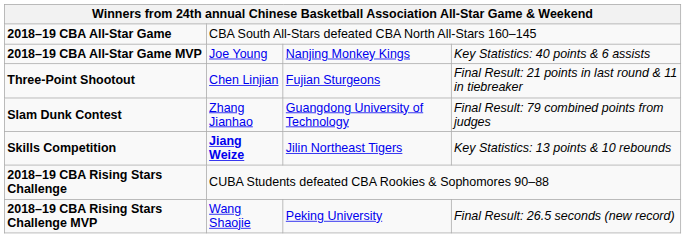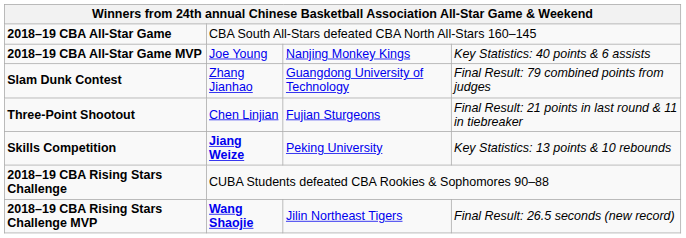rows swapped: (64, 114) <-> (71, 80)
(344, 148) Jilin Northeast Tigers -> (334, 148) Peking University
(230, 216) normal -> (231, 216) bold
(334, 216) Peking University -> (344, 216) Jilin Northeast Tigers
